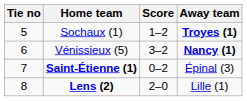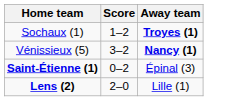- column: (24, 13)
